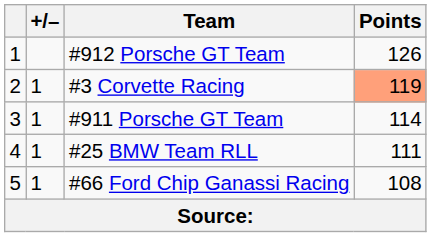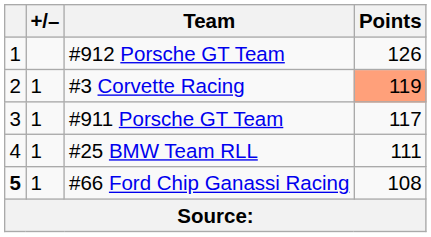(405, 119) 114 -> (405, 119) 117
(15, 184) normal -> (15, 184) bold
